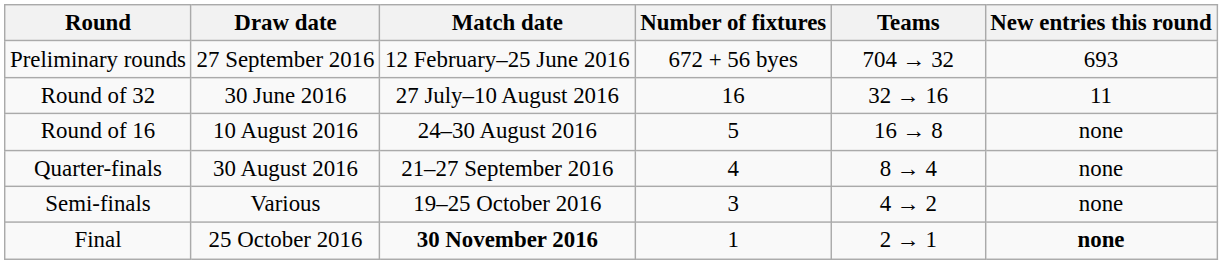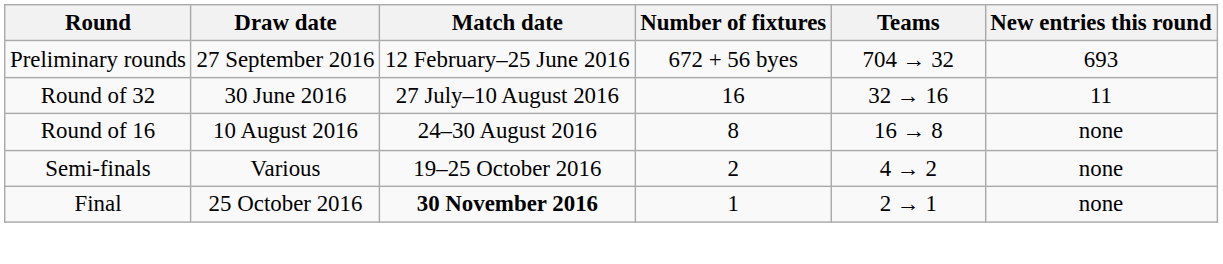(733, 131) 5 -> (733, 131) 8
- row: (98, 167)
(733, 204) 3 -> (733, 167) 2
(1101, 240) bold -> (1101, 204) normal
